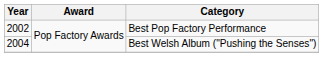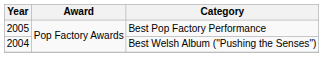(18, 28) 2002 -> (18, 28) 2005
